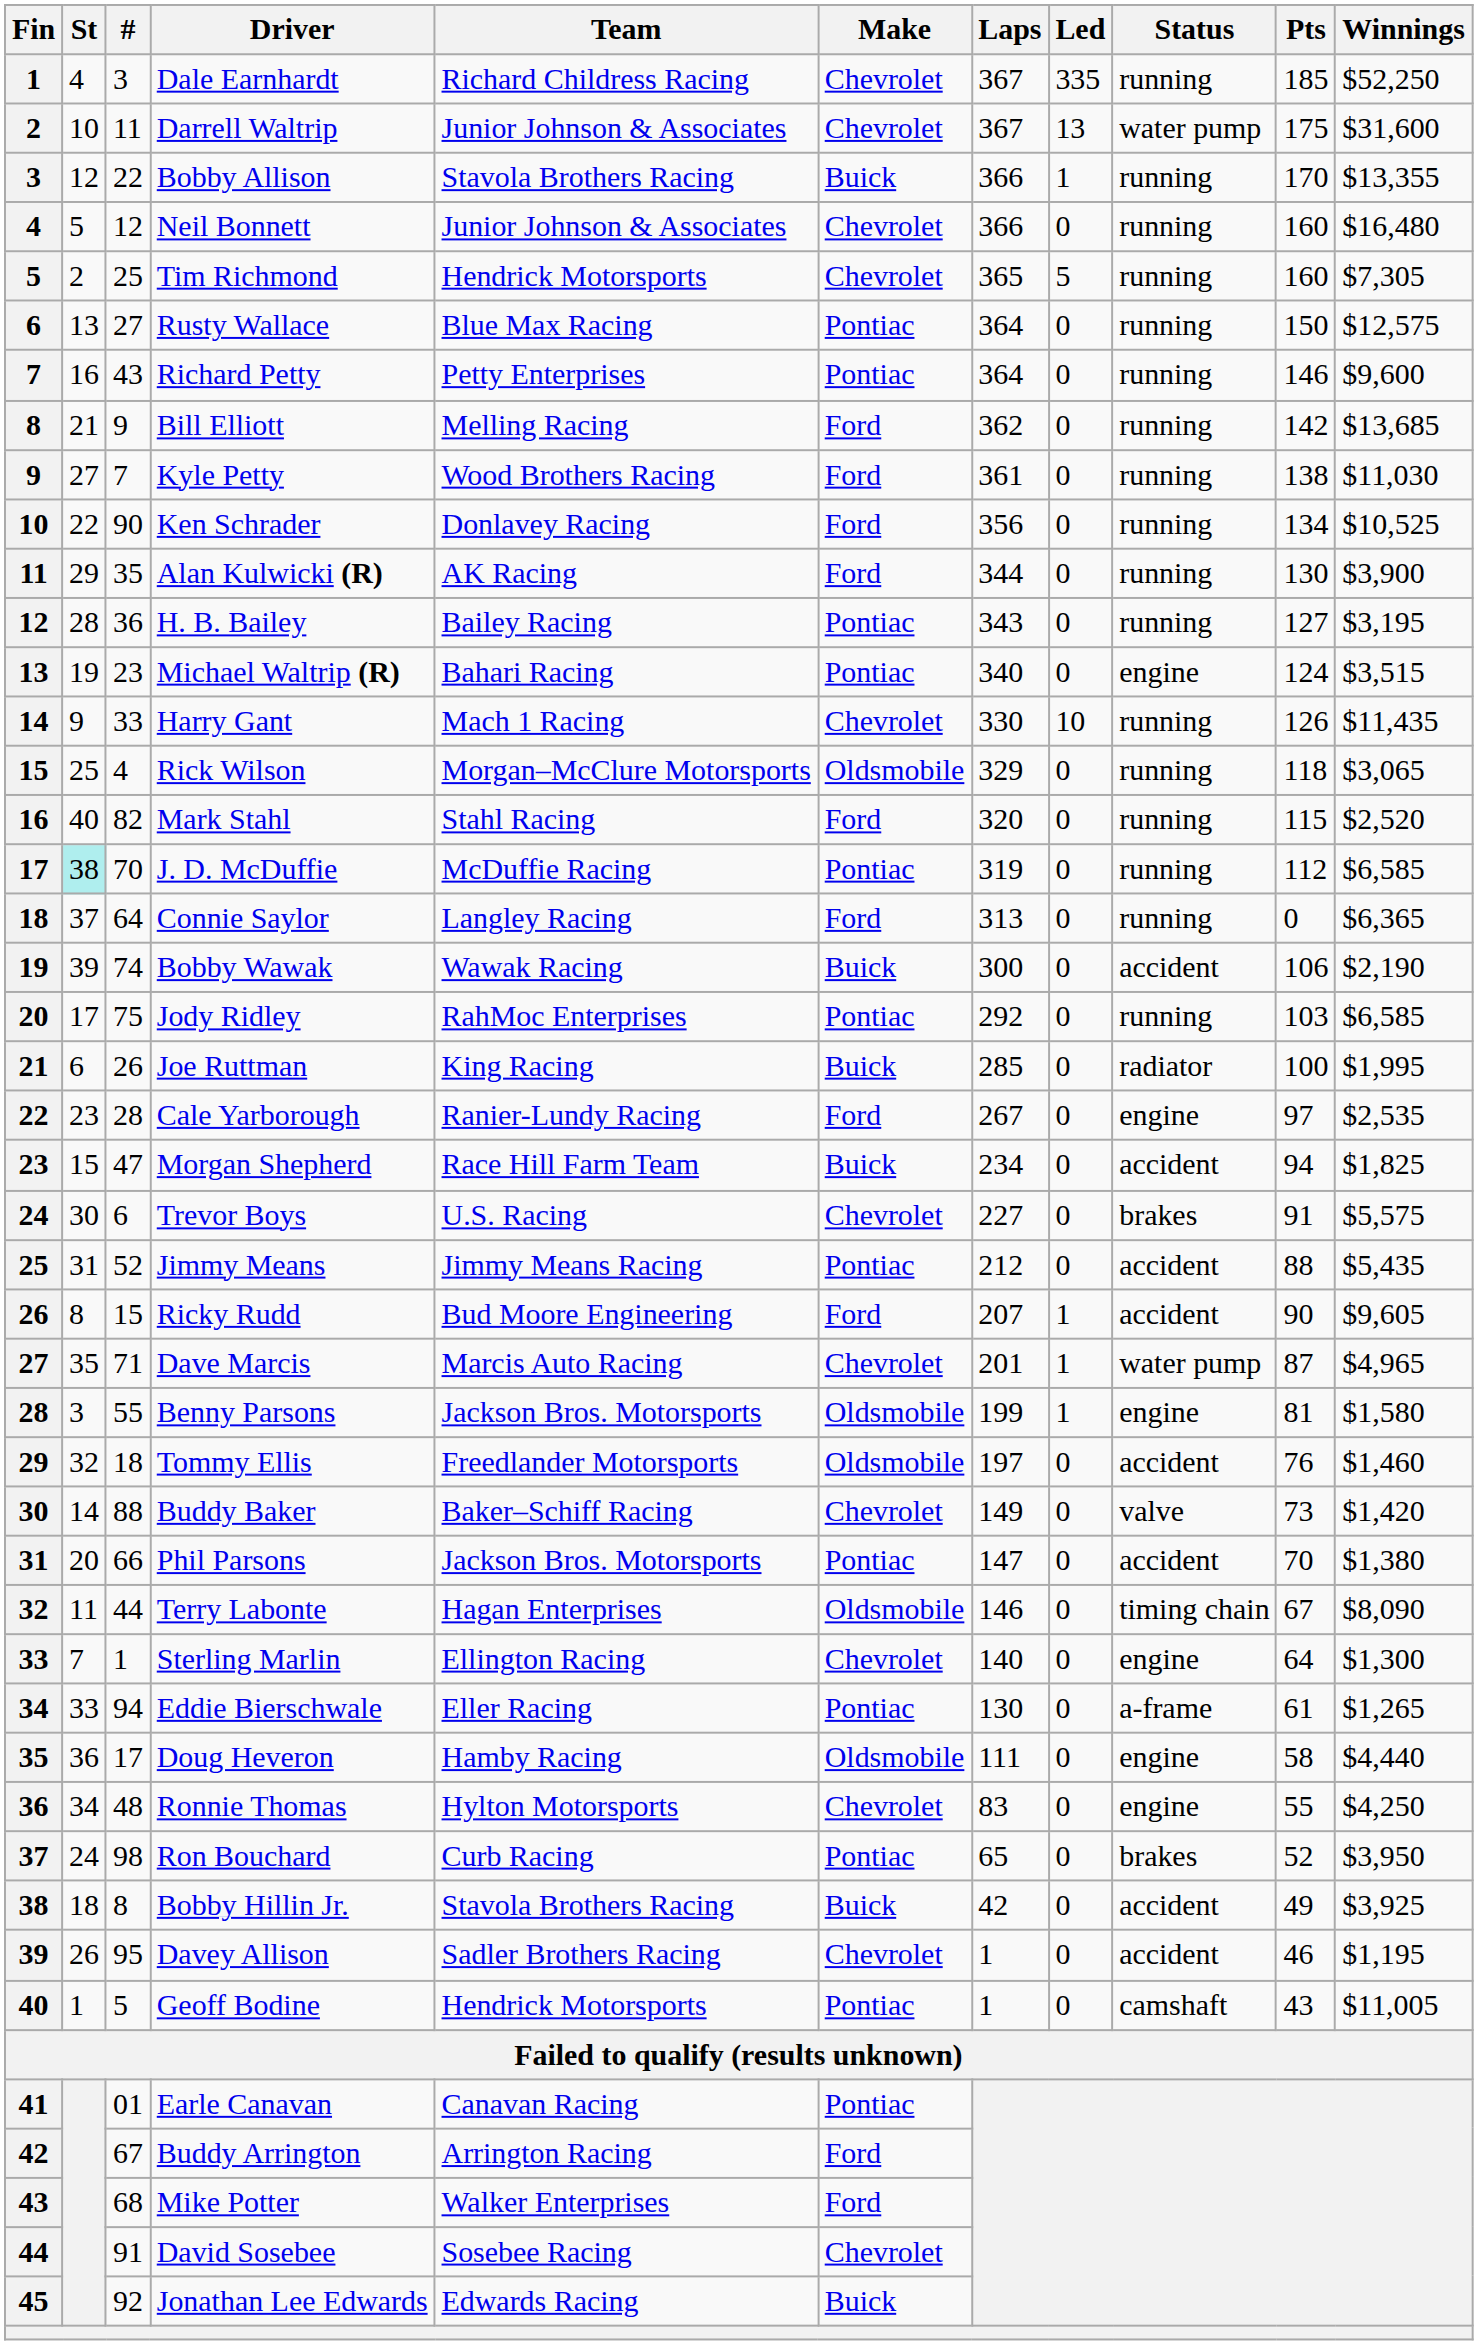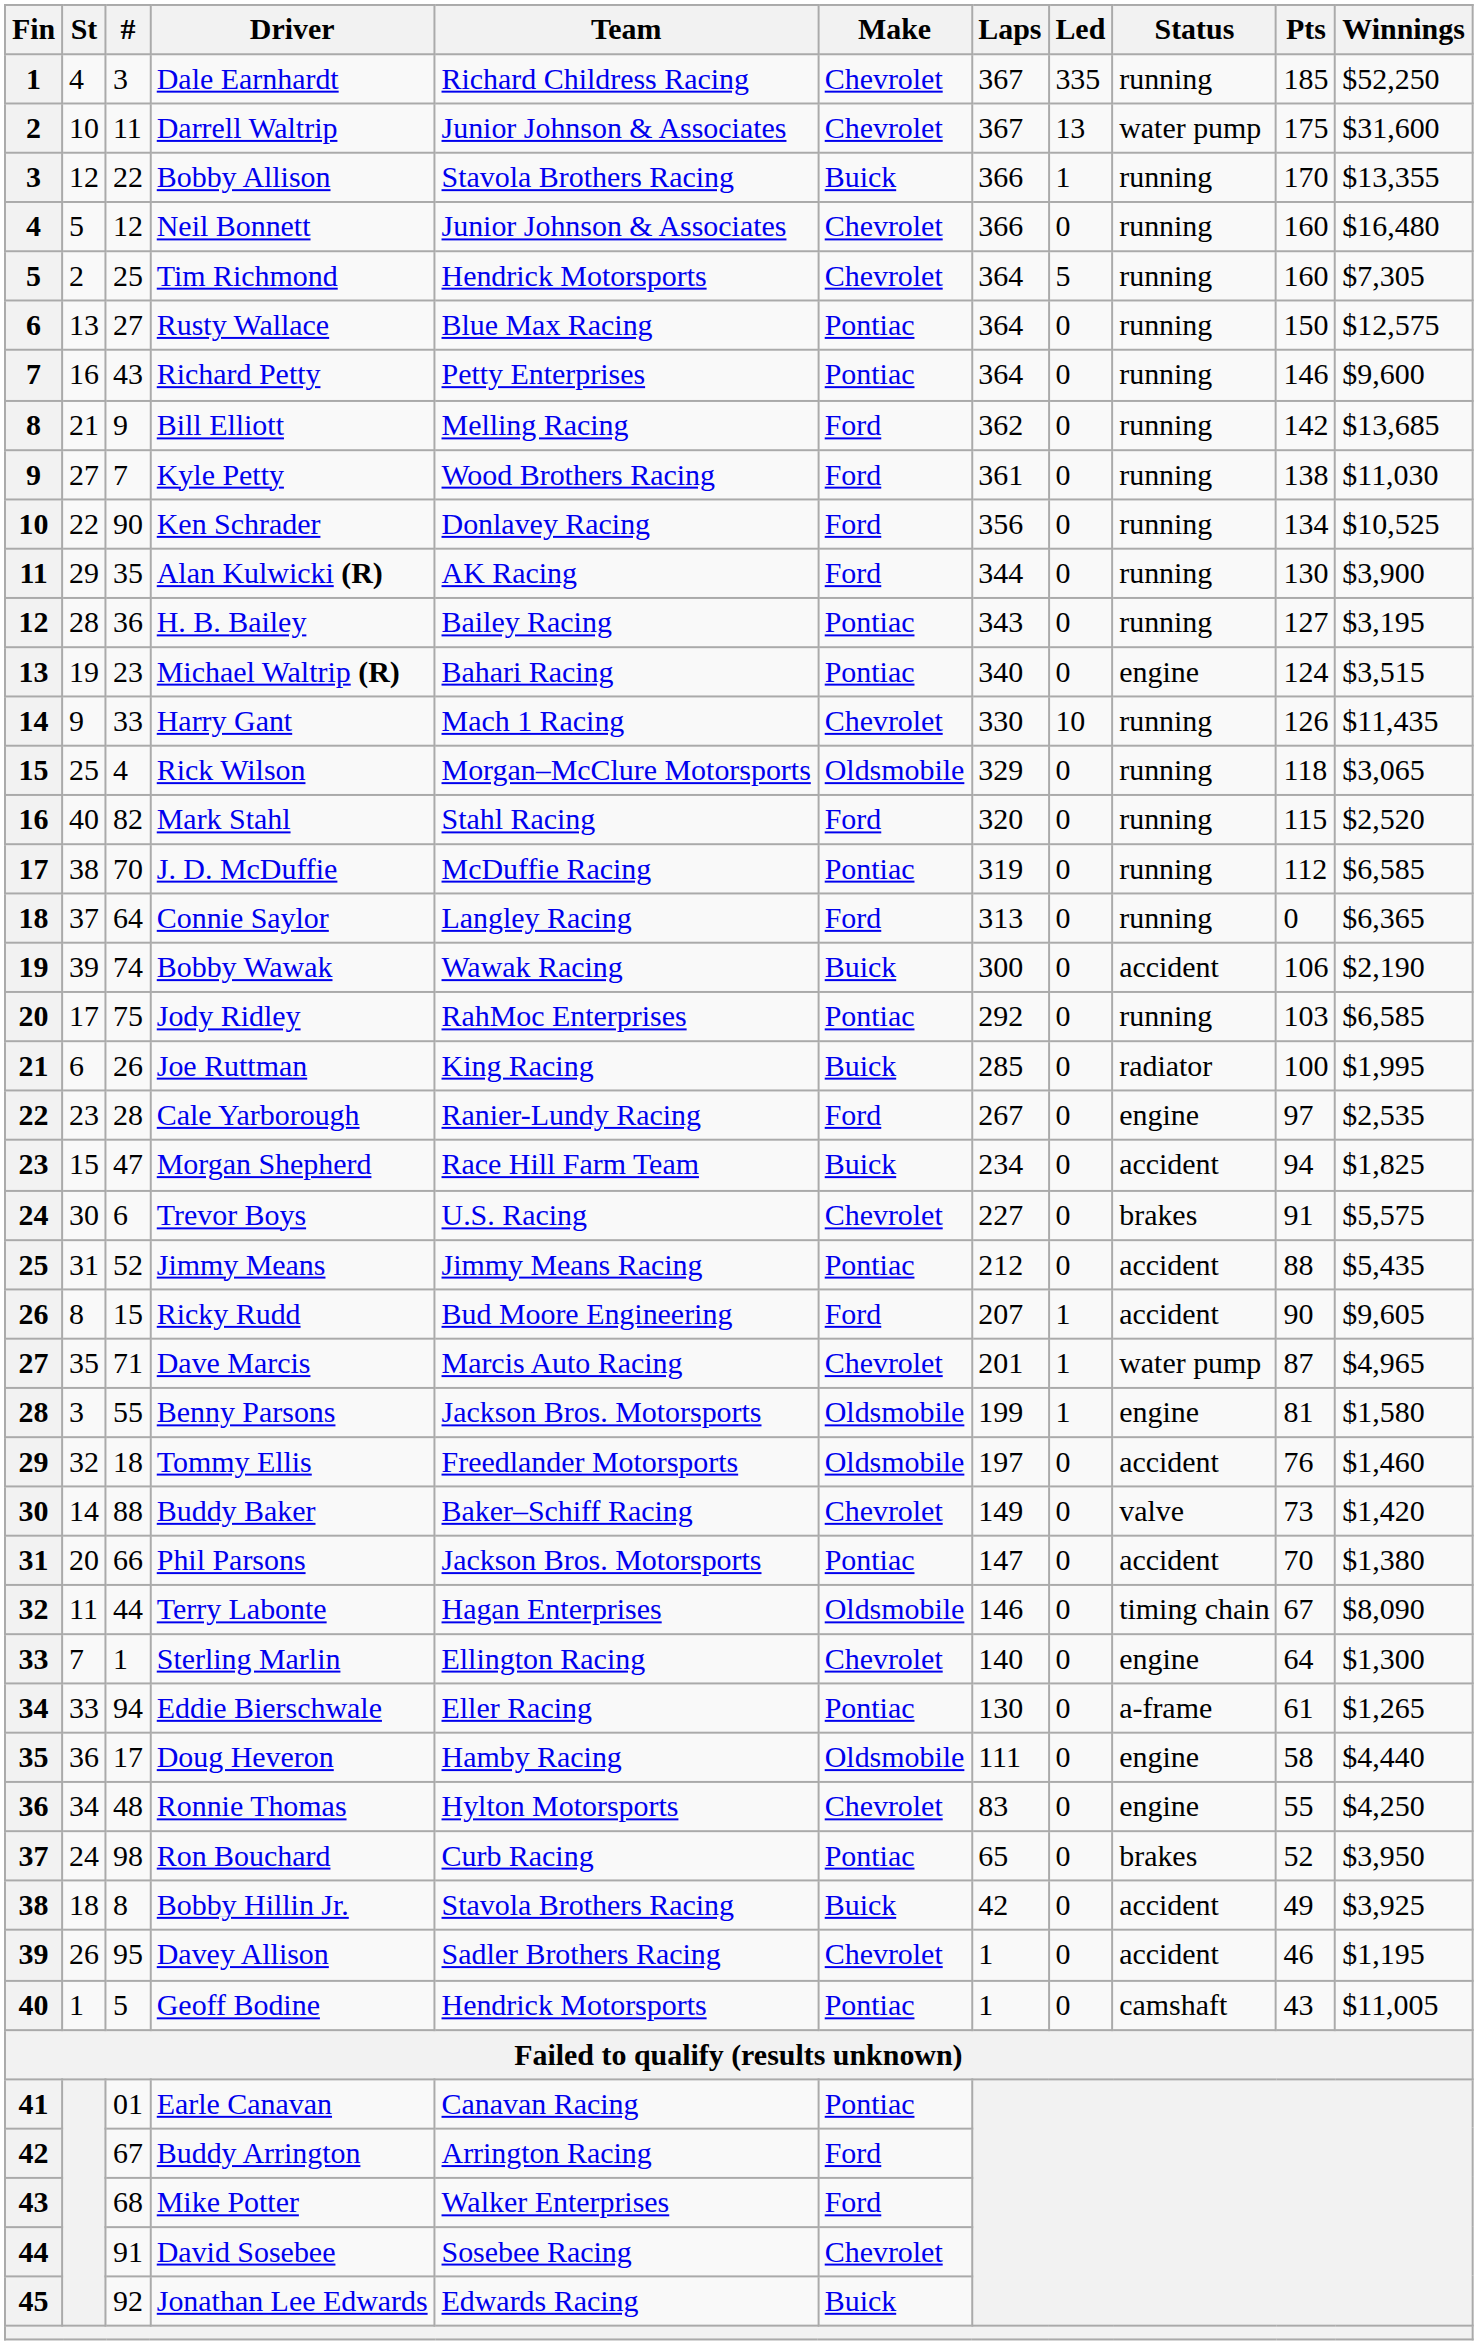(1001, 276) 365 -> (1001, 276) 364
(84, 868) paleturquoise background -> (84, 868) no background
